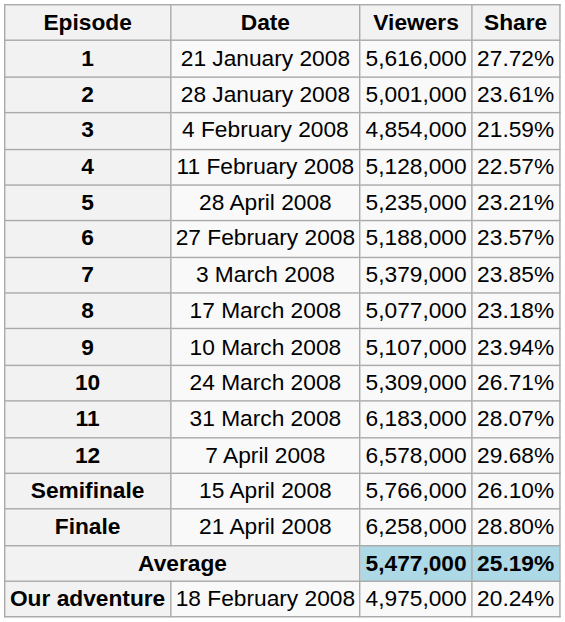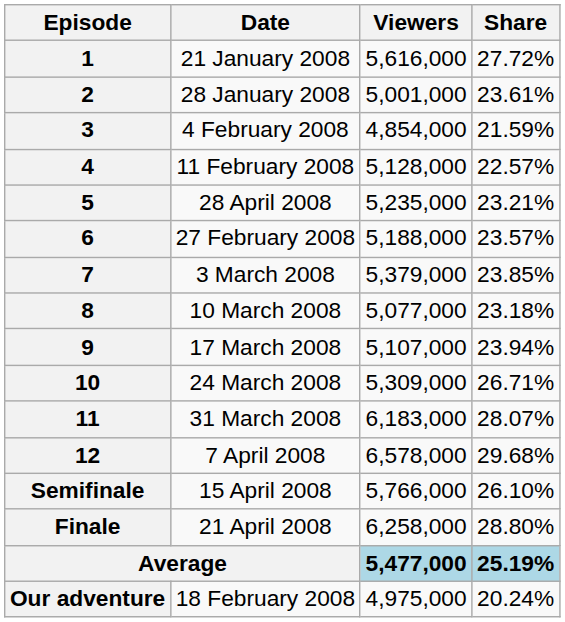(265, 310) 17 March 2008 -> (265, 310) 10 March 2008
(265, 346) 10 March 2008 -> (265, 346) 17 March 2008
